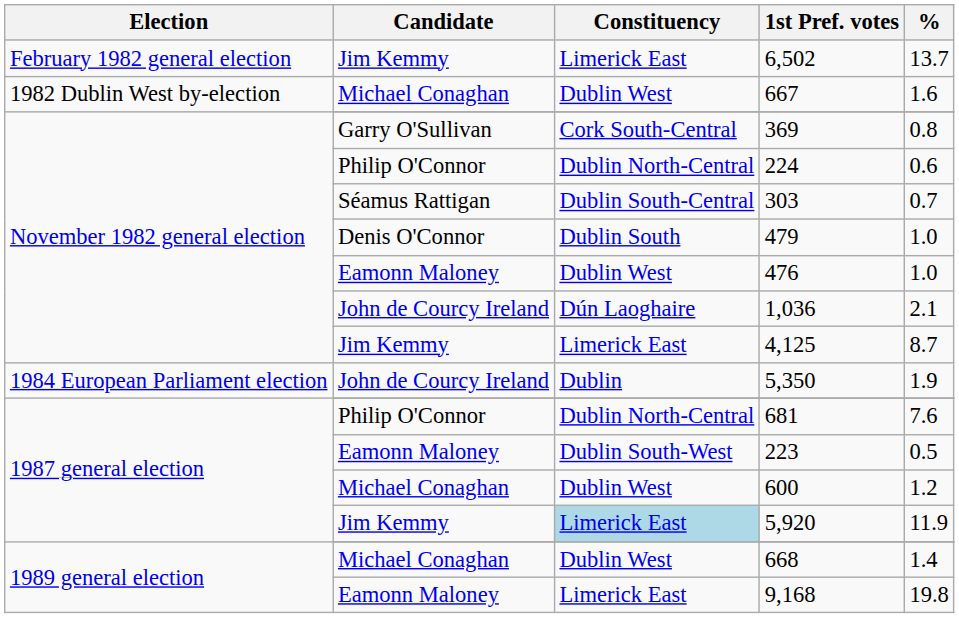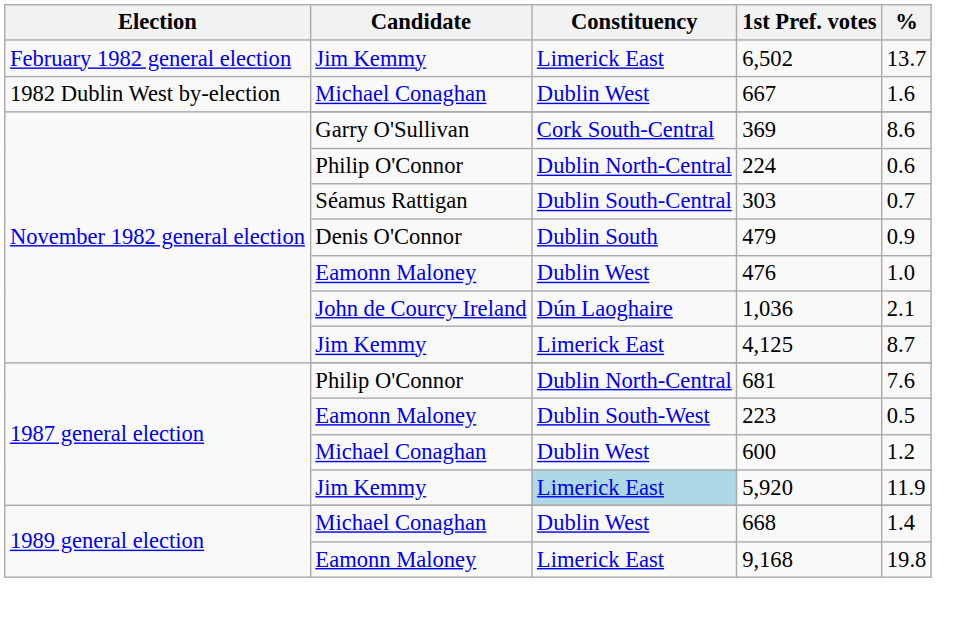(924, 129) 0.8 -> (901, 129) 8.6
(924, 237) 1.0 -> (901, 237) 0.9
- row: (169, 380)
